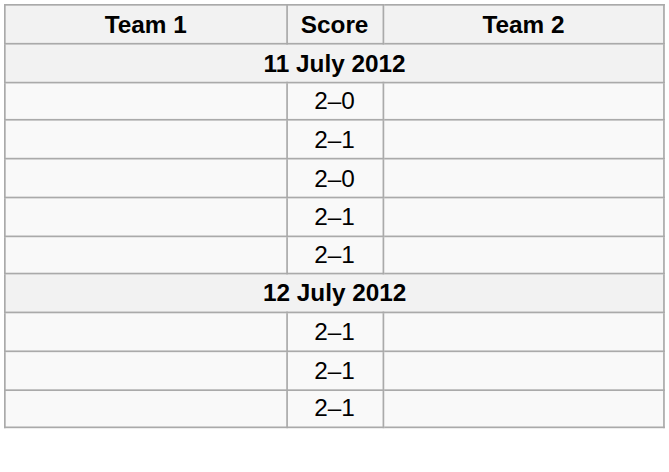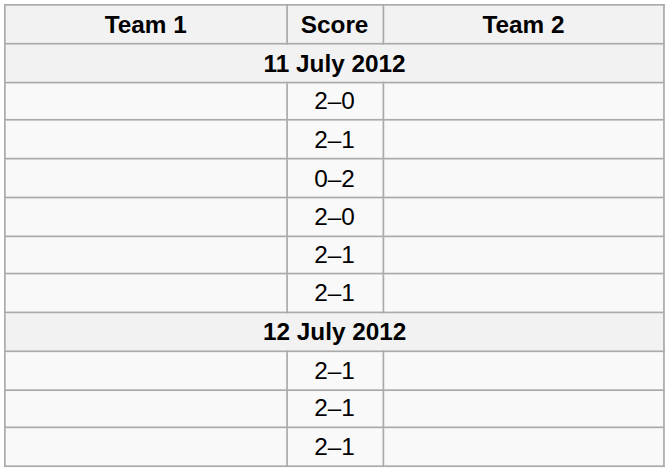+ row: (146, 178)
